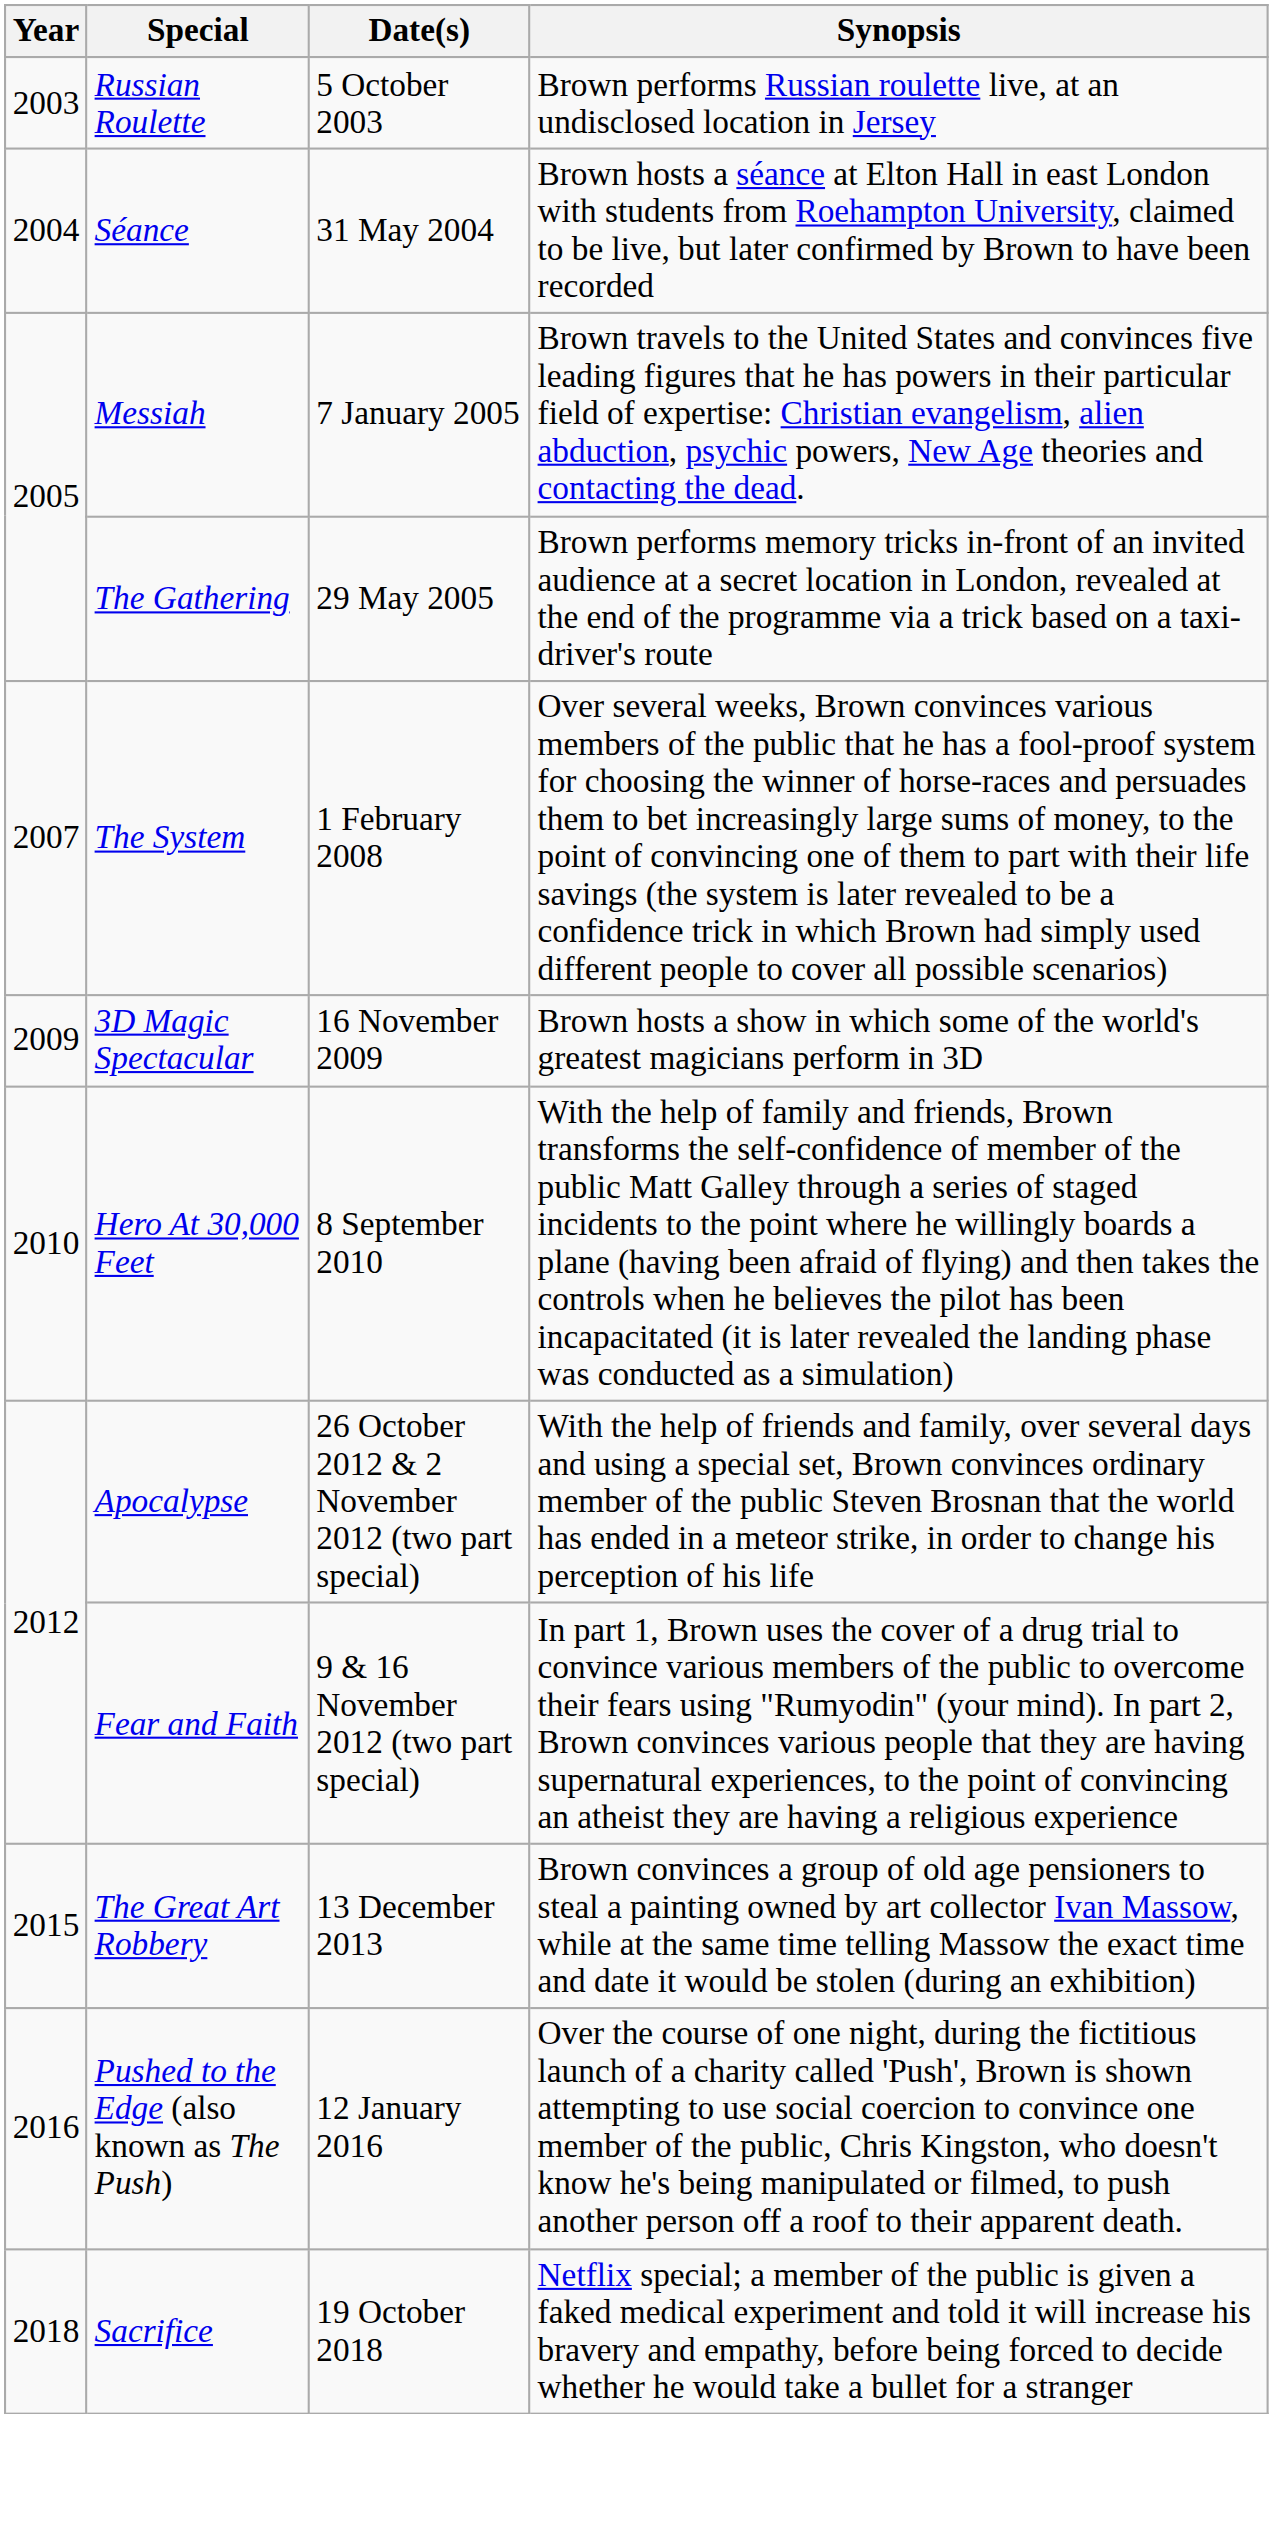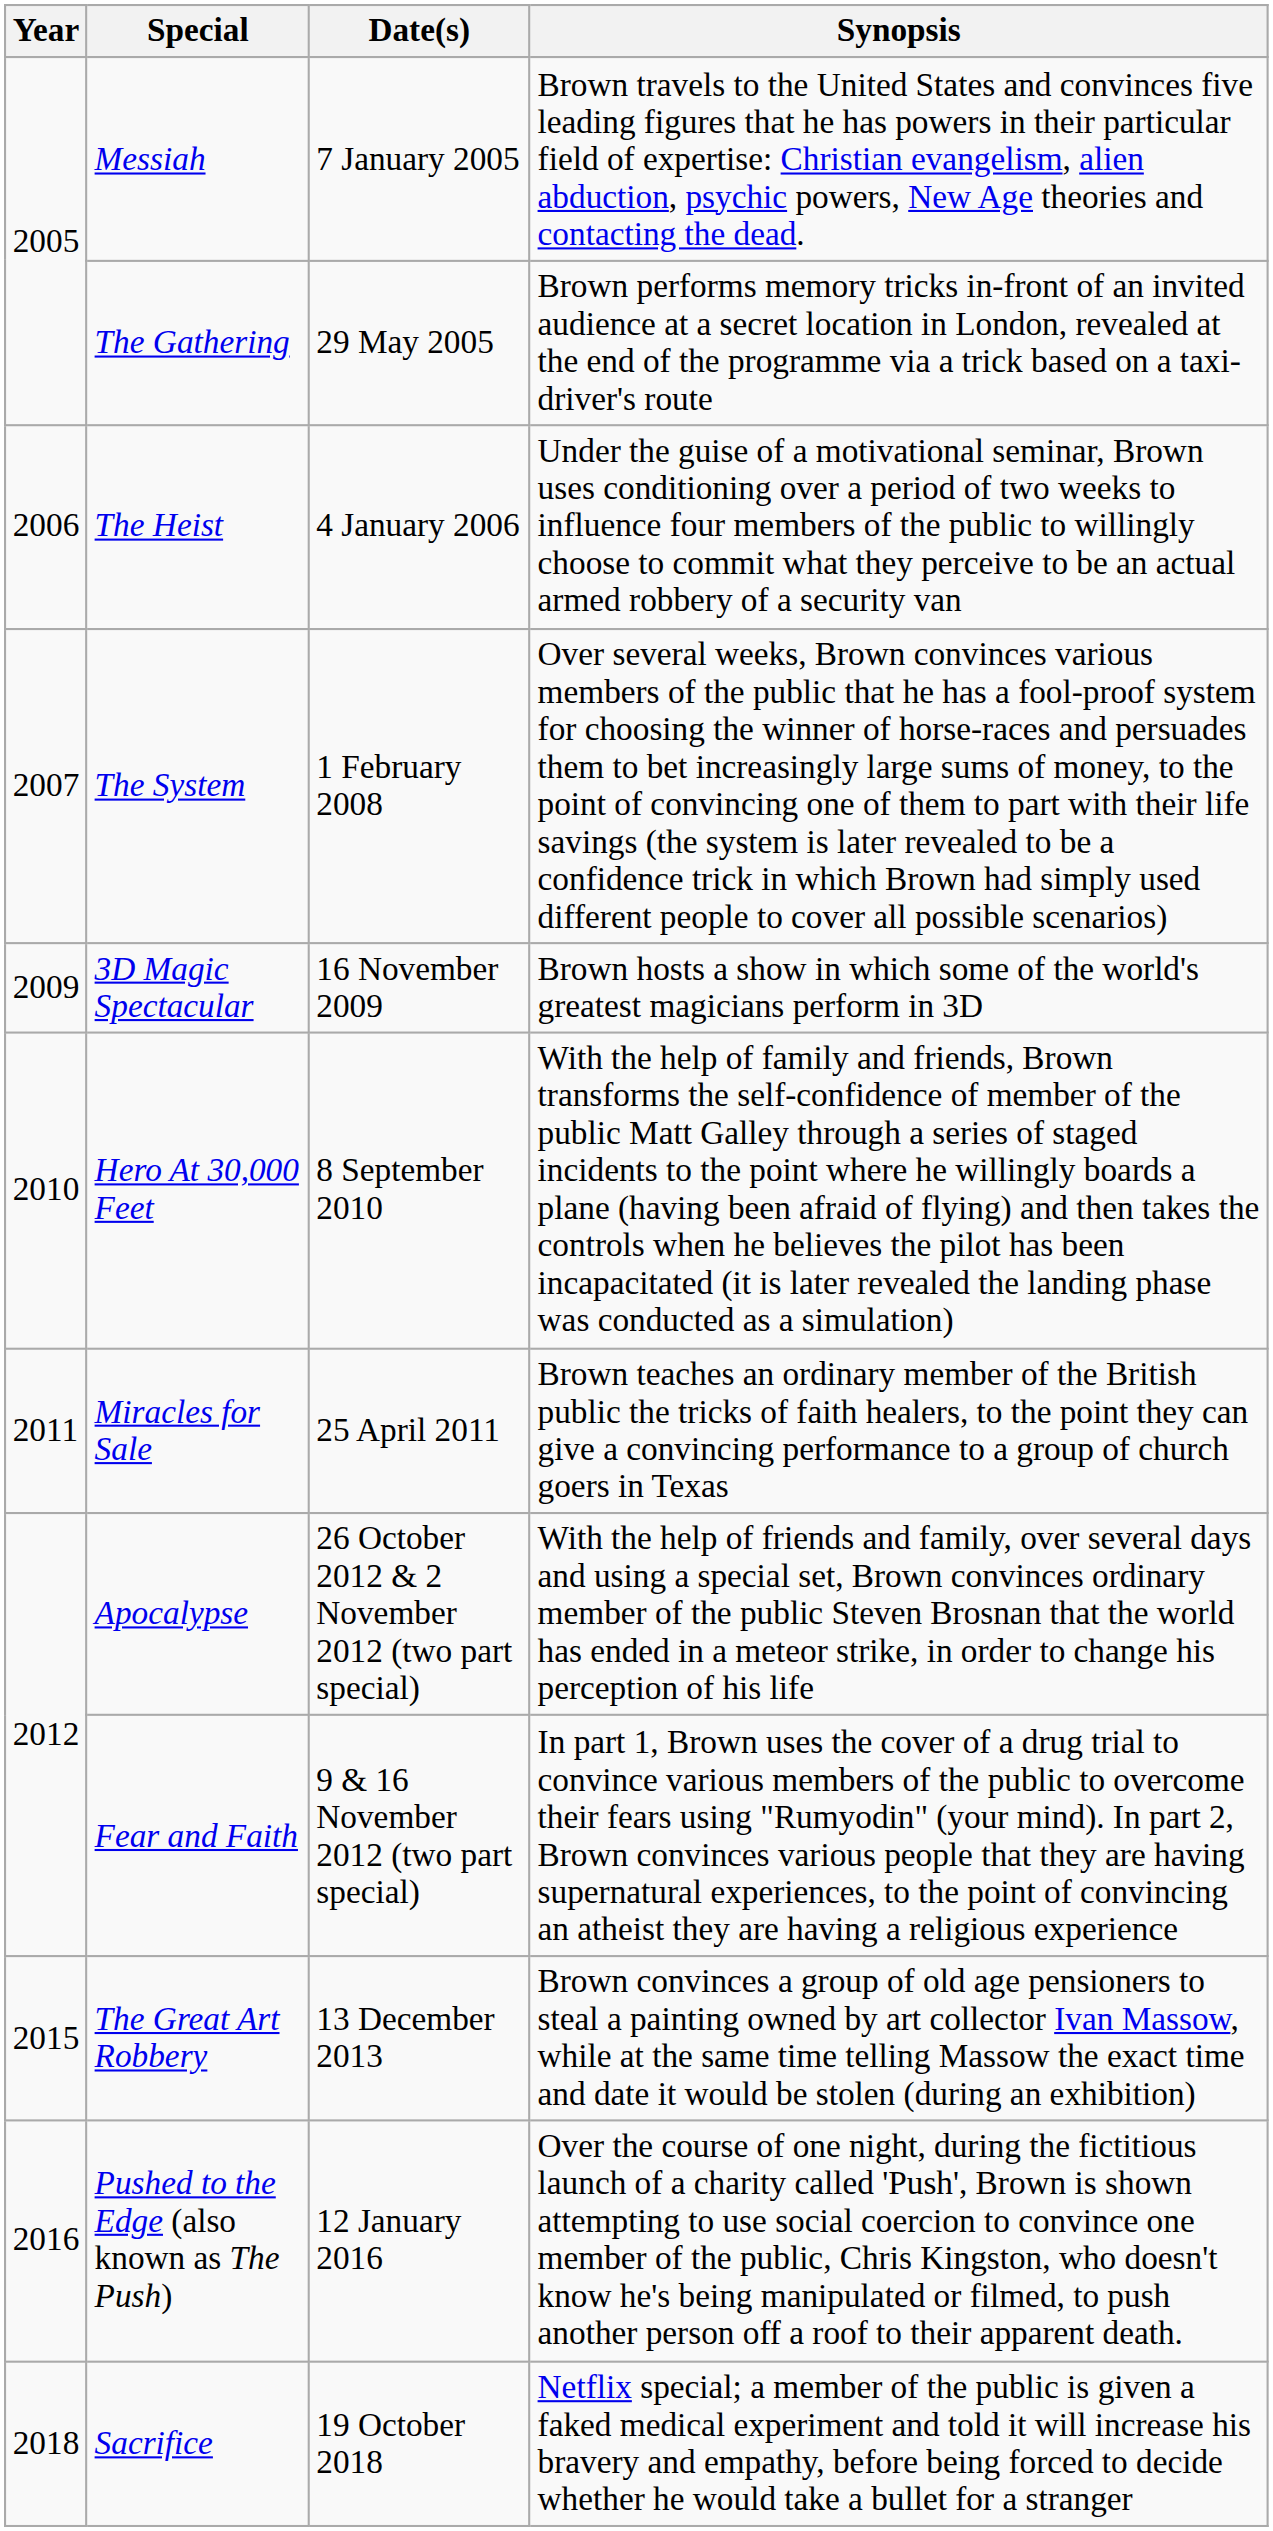- row: (150, 102)
- row: (142, 230)
+ row: (159, 526)
+ row: (177, 1429)
